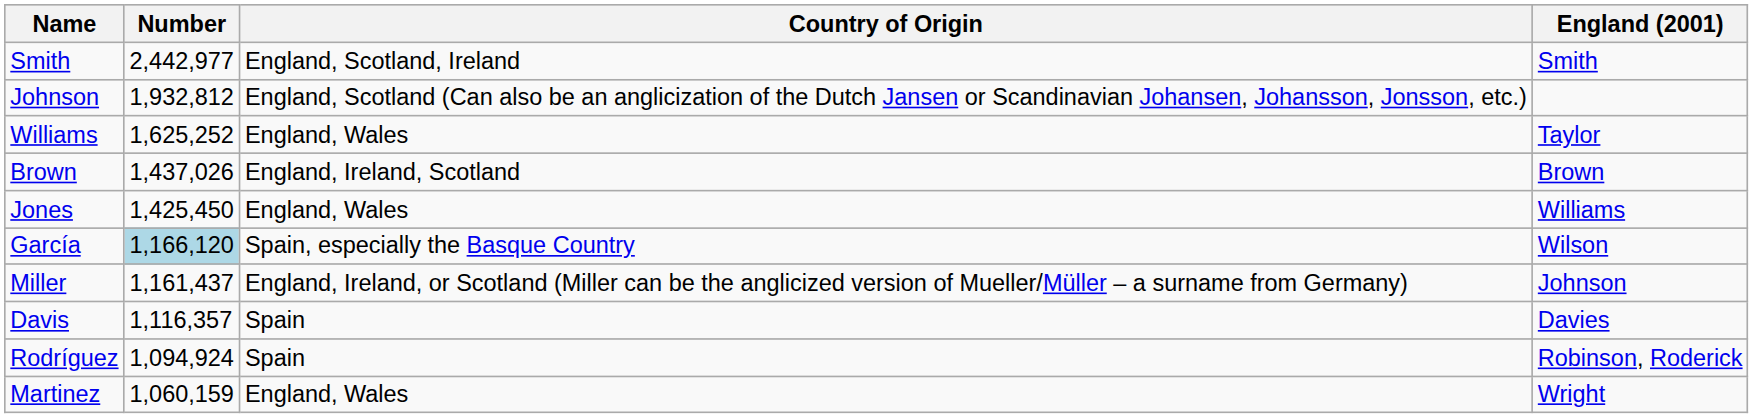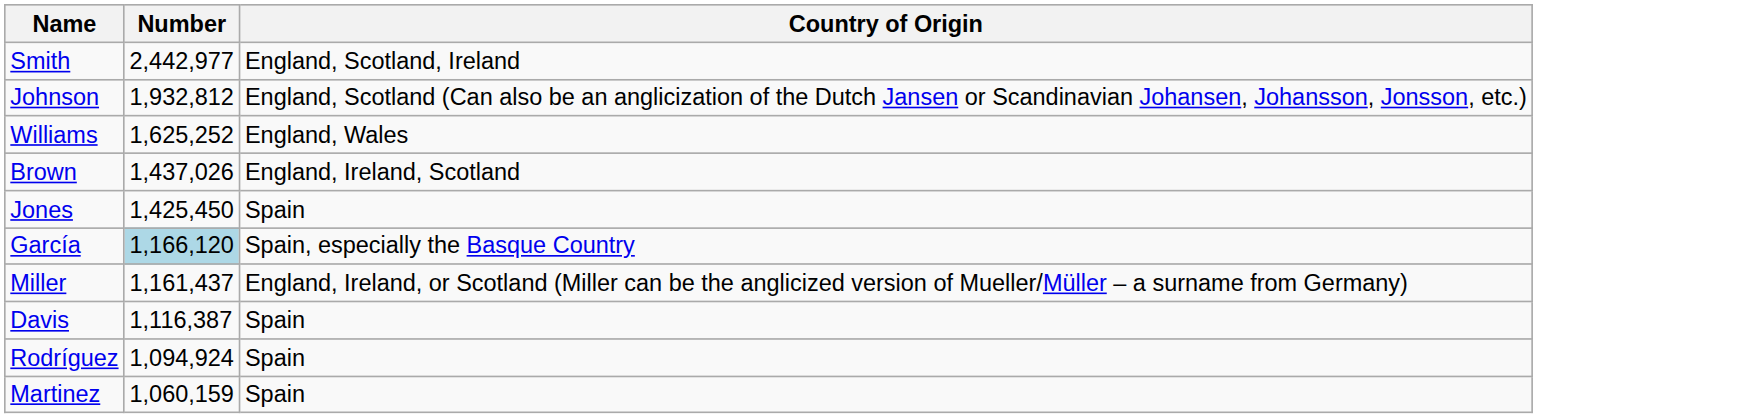- column: (1640, 24)
(327, 209) England, Wales -> (275, 209) Spain
(181, 320) 1,116,357 -> (181, 320) 1,116,387
(327, 395) England, Wales -> (275, 395) Spain
